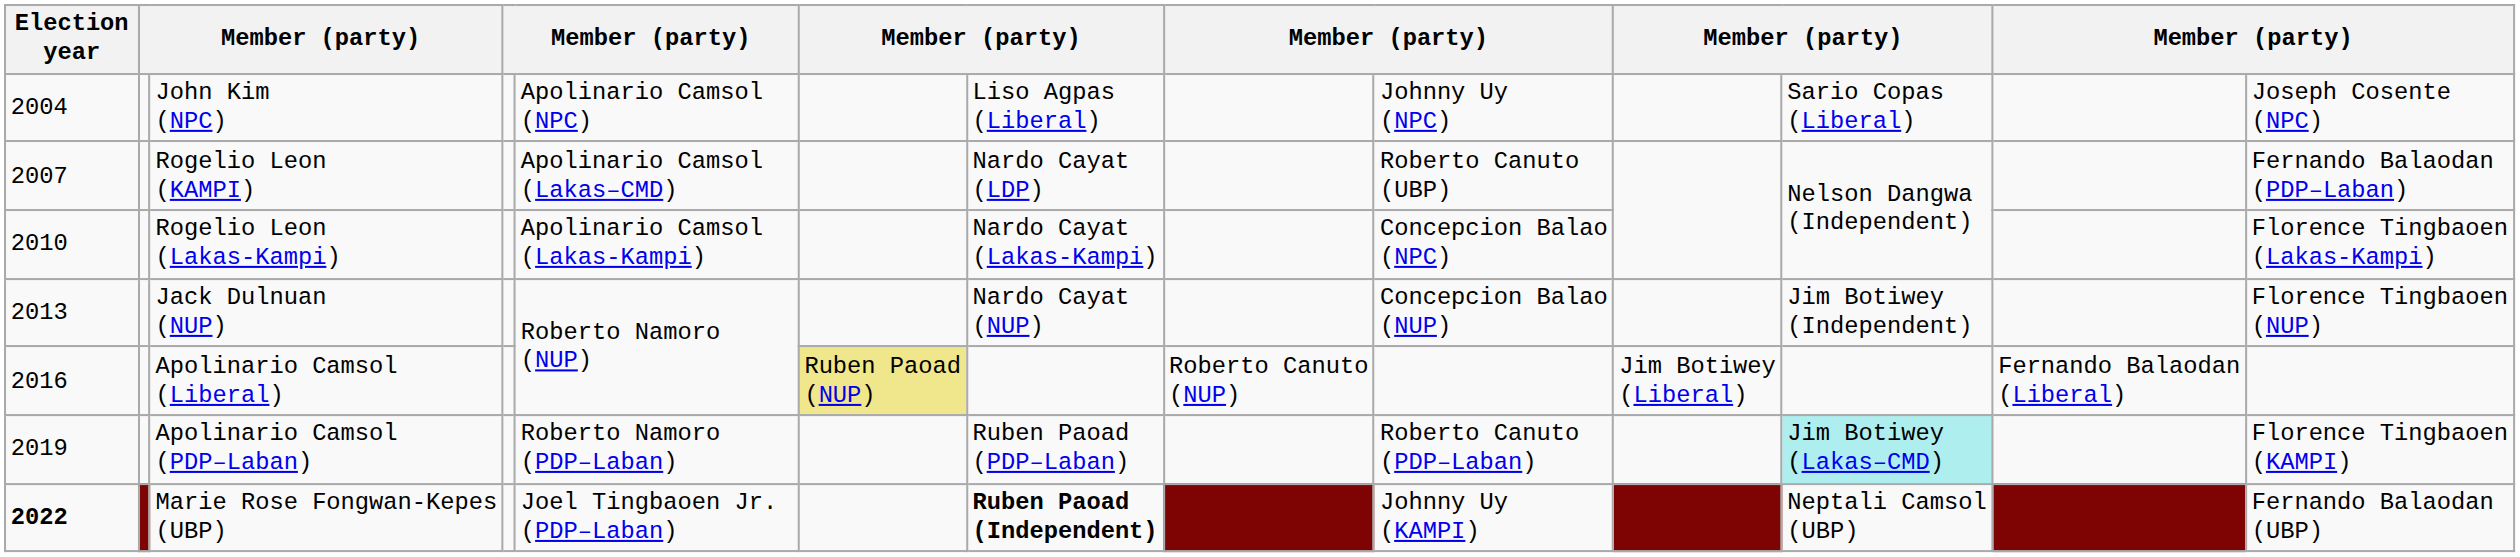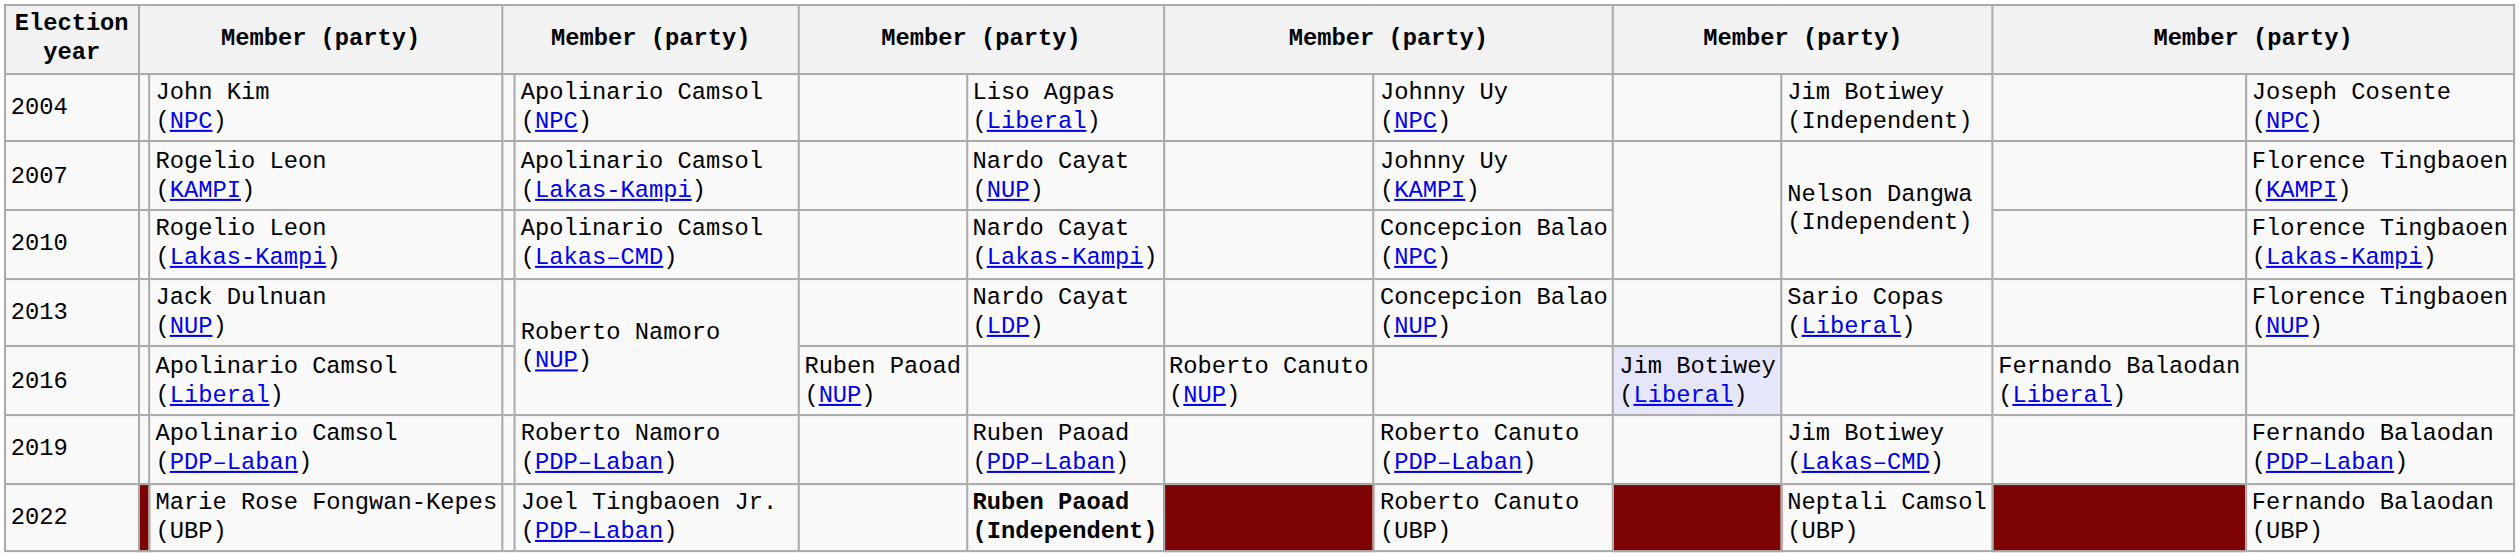(1866, 107) Sario Copas (Liberal) -> (1880, 107) Jim Botiwey (Independent)
(642, 176) Apolinario Camsol (Lakas–CMD) -> (642, 176) Apolinario Camsol (Lakas-Kampi)
(1051, 176) Nardo Cayat (LDP) -> (1051, 176) Nardo Cayat (NUP)
(1480, 176) Roberto Canuto (UBP) -> (1444, 176) Johnny Uy (KAMPI)
(2373, 176) Fernando Balaodan (PDP–Laban) -> (2380, 176) Florence Tingbaoen (KAMPI)
(642, 244) Apolinario Camsol (Lakas-Kampi) -> (642, 244) Apolinario Camsol (Lakas–CMD)
(1051, 312) Nardo Cayat (NUP) -> (1051, 312) Nardo Cayat (LDP)
(1880, 312) Jim Botiwey (Independent) -> (1866, 312) Sario Copas (Liberal)
(883, 380) khaki background -> (883, 380) no background
(1698, 380) no background -> (1698, 380) lavender background
(1866, 449) paleturquoise background -> (1866, 449) no background
(2380, 449) Florence Tingbaoen (KAMPI) -> (2373, 449) Fernando Balaodan (PDP–Laban)
(39, 517) bold -> (39, 517) normal
(1444, 517) Johnny Uy (KAMPI) -> (1480, 517) Roberto Canuto (UBP)
